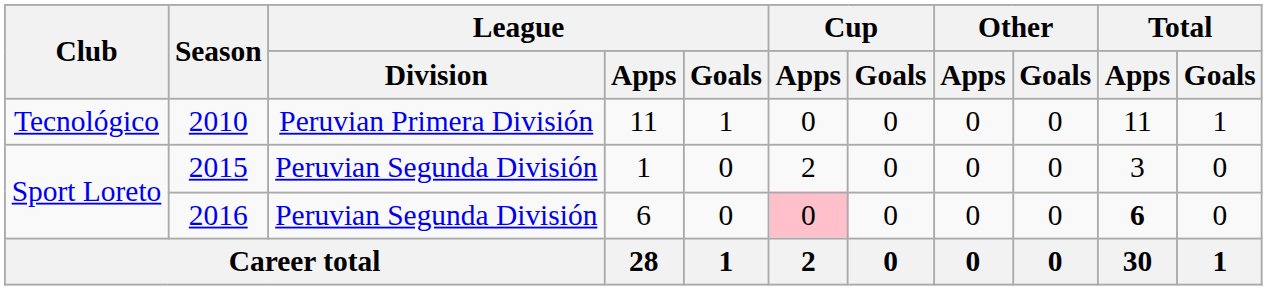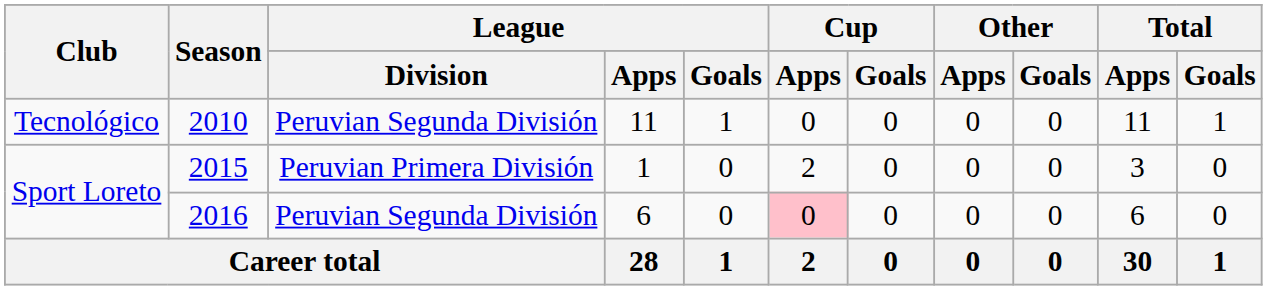(436, 121) Peruvian Primera División -> (436, 121) Peruvian Segunda División
(436, 167) Peruvian Segunda División -> (436, 167) Peruvian Primera División
(1137, 214) bold -> (1137, 214) normal
